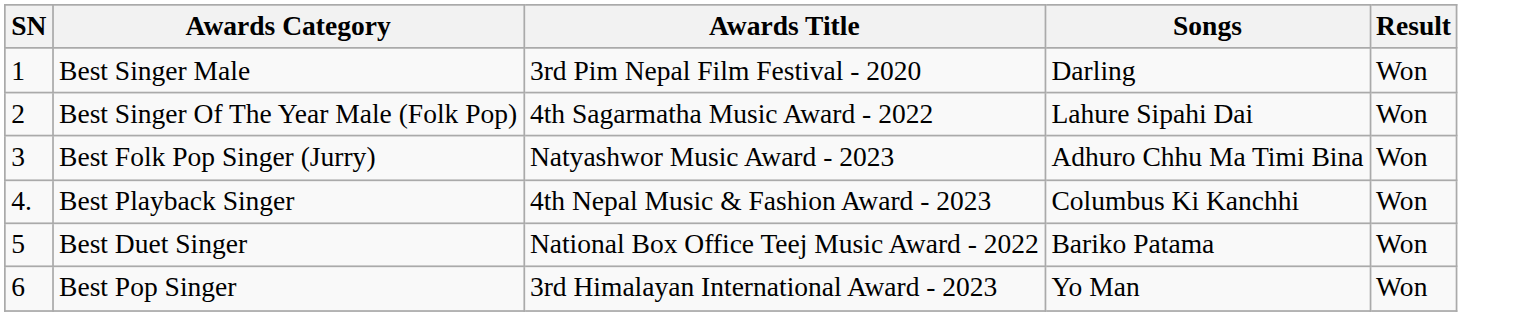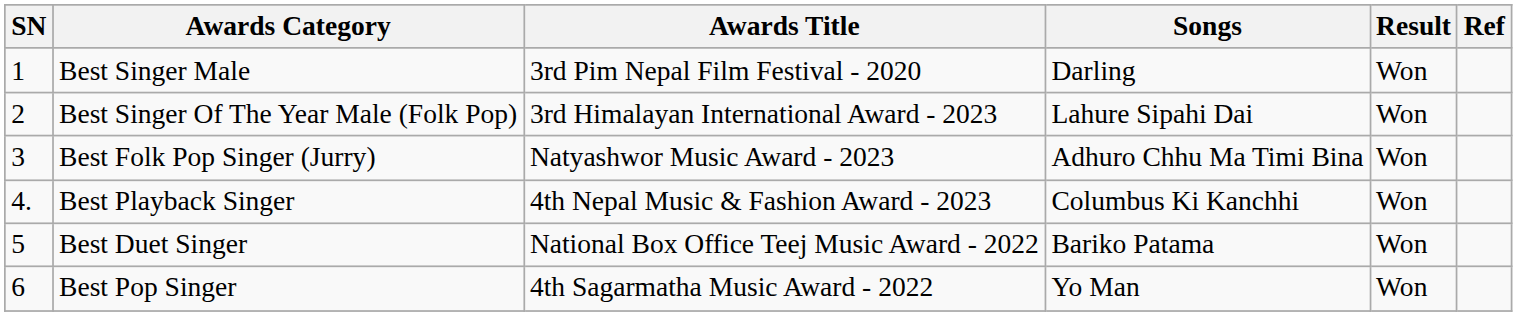+ column: (1484, 26)
(732, 113) 4th Sagarmatha Music Award - 2022 -> (764, 113) 3rd Himalayan International Award - 2023
(764, 288) 3rd Himalayan International Award - 2023 -> (732, 288) 4th Sagarmatha Music Award - 2022
